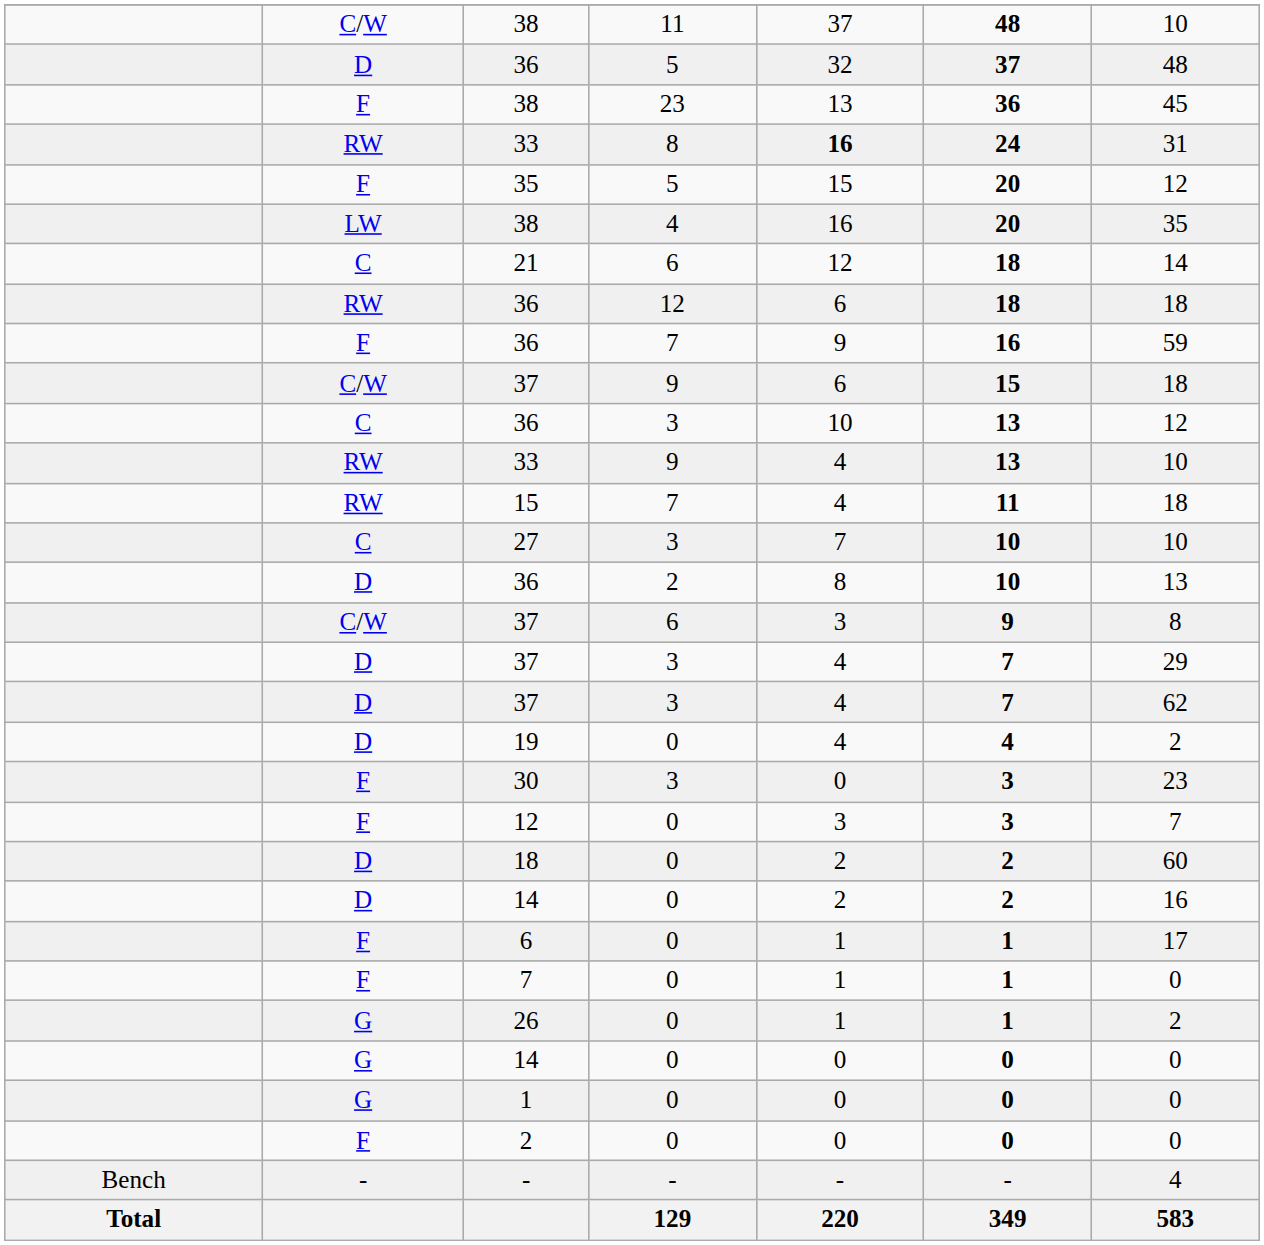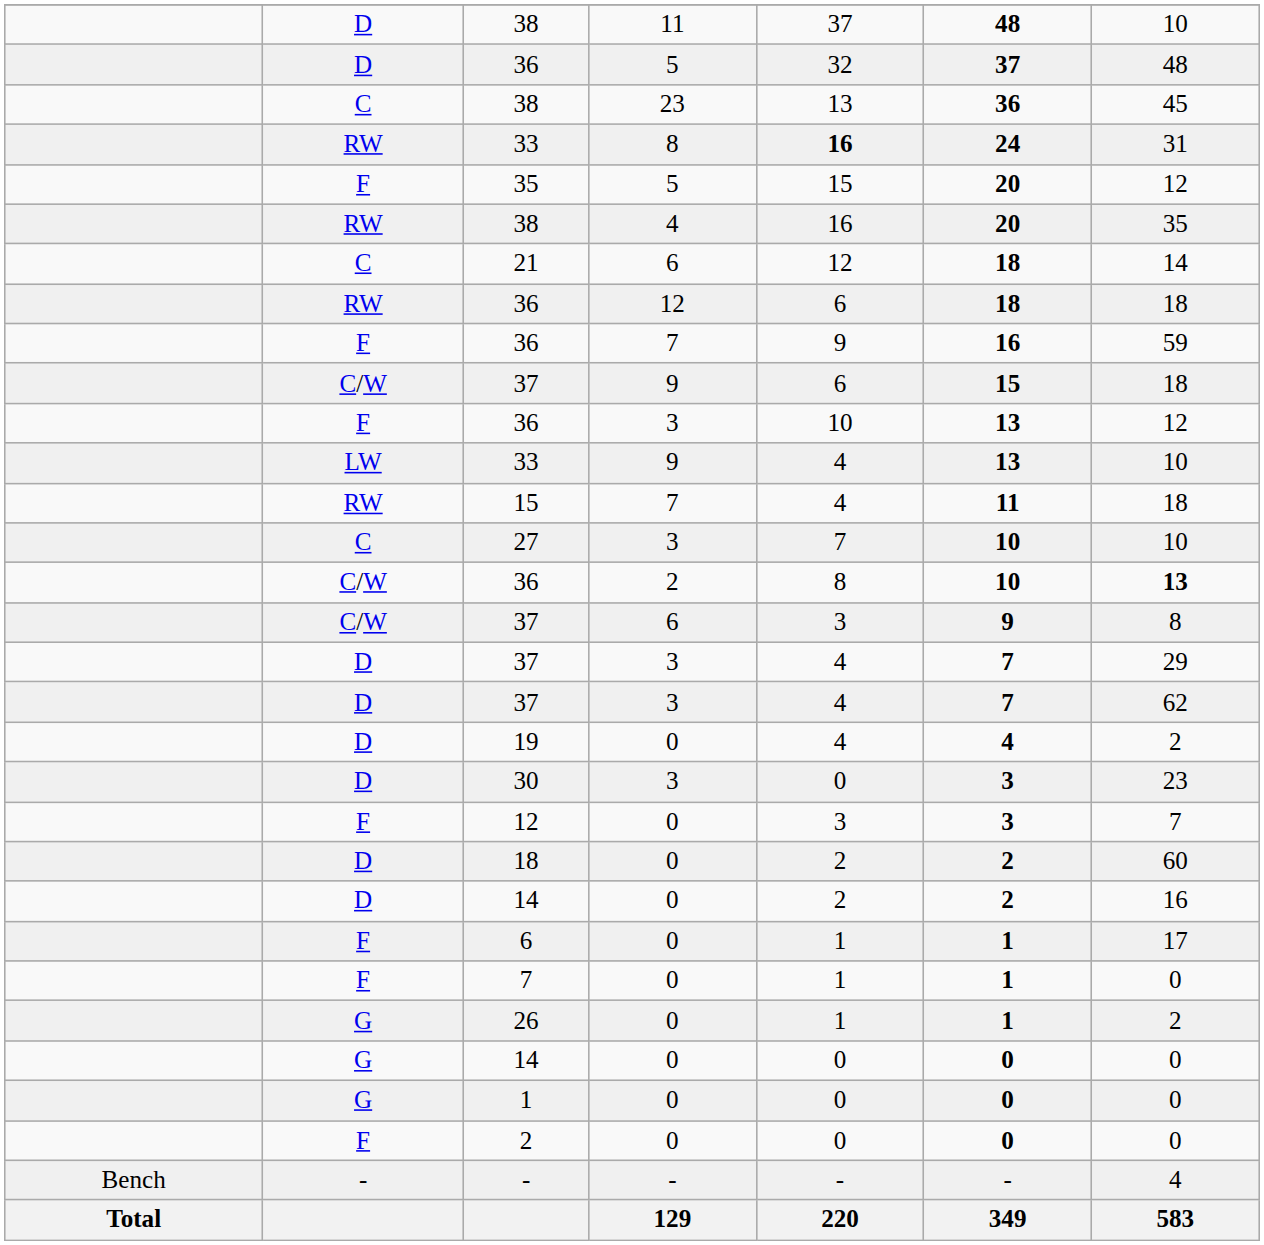(363, 24) C/W -> (363, 24) D
(363, 104) F -> (363, 104) C
(363, 223) LW -> (363, 223) RW
(363, 422) C -> (363, 422) F
(363, 462) RW -> (363, 462) LW
(363, 582) D -> (363, 582) C/W
(1175, 582) normal -> (1175, 582) bold
(363, 781) F -> (363, 781) D
